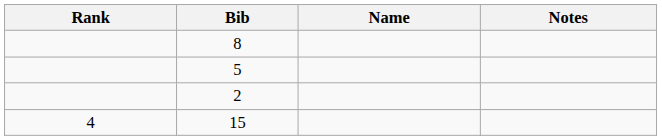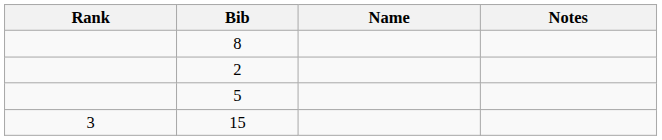rows swapped: (237, 95) <-> (237, 69)
(91, 122) 4 -> (91, 122) 3
